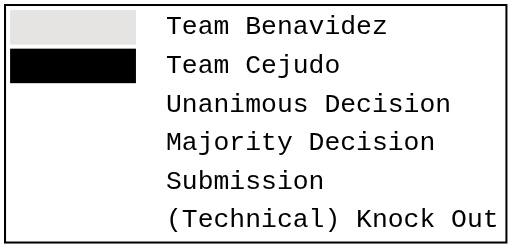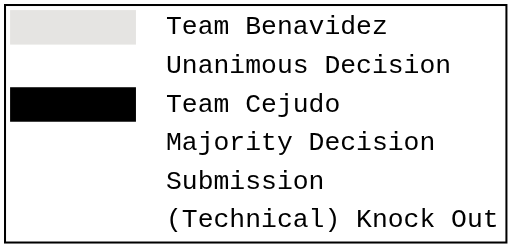rows swapped: (253, 66) <-> (309, 104)
